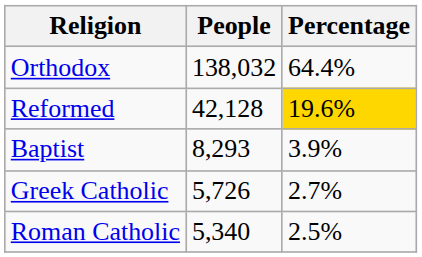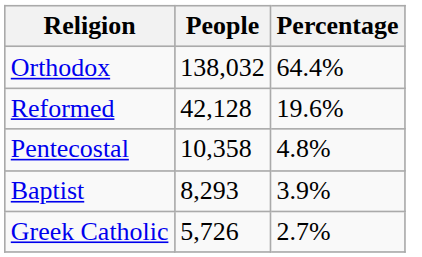(322, 108) gold background -> (310, 108) no background
+ row: (70, 149)
- row: (95, 231)
